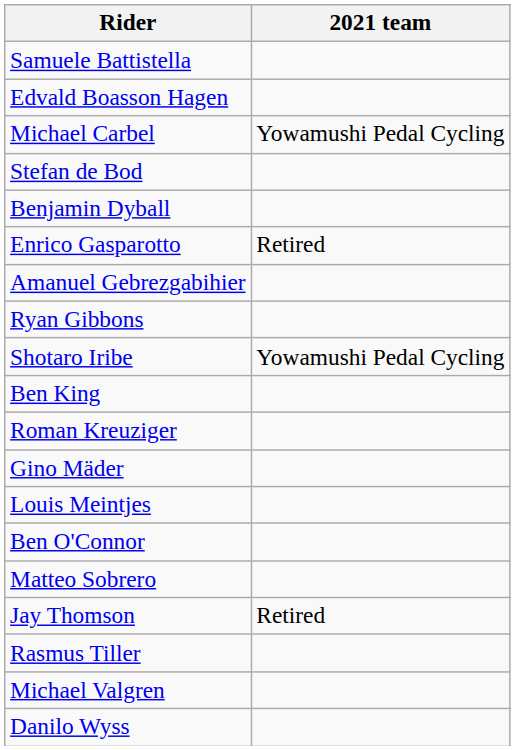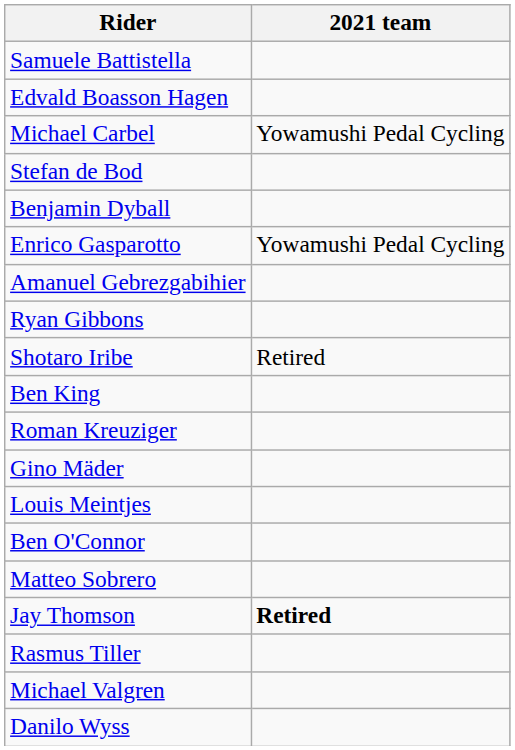(291, 245) Retired -> (380, 245) Yowamushi Pedal Cycling
(380, 356) Yowamushi Pedal Cycling -> (291, 356) Retired
(291, 615) normal -> (294, 615) bold
